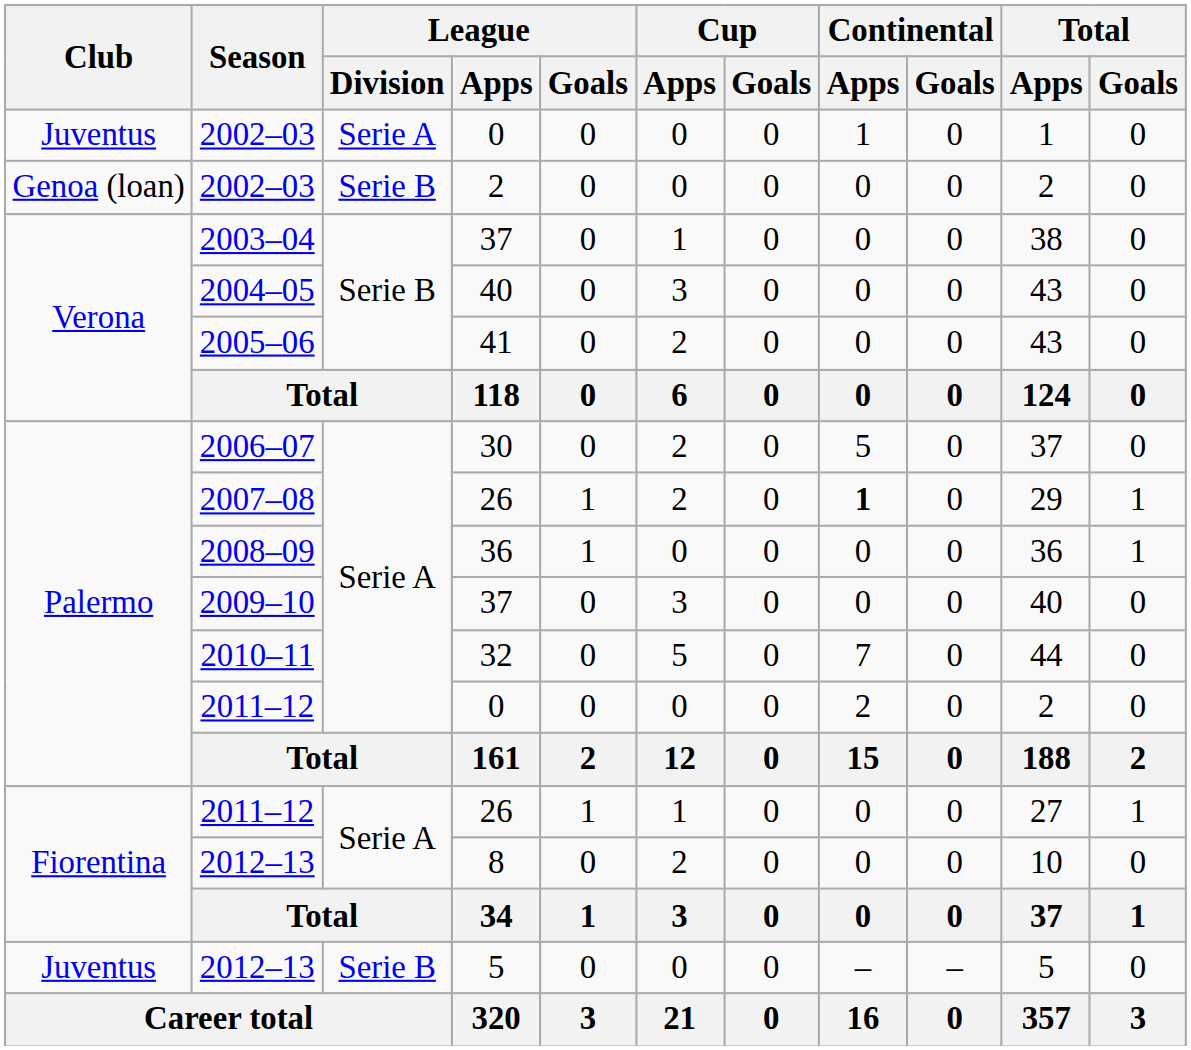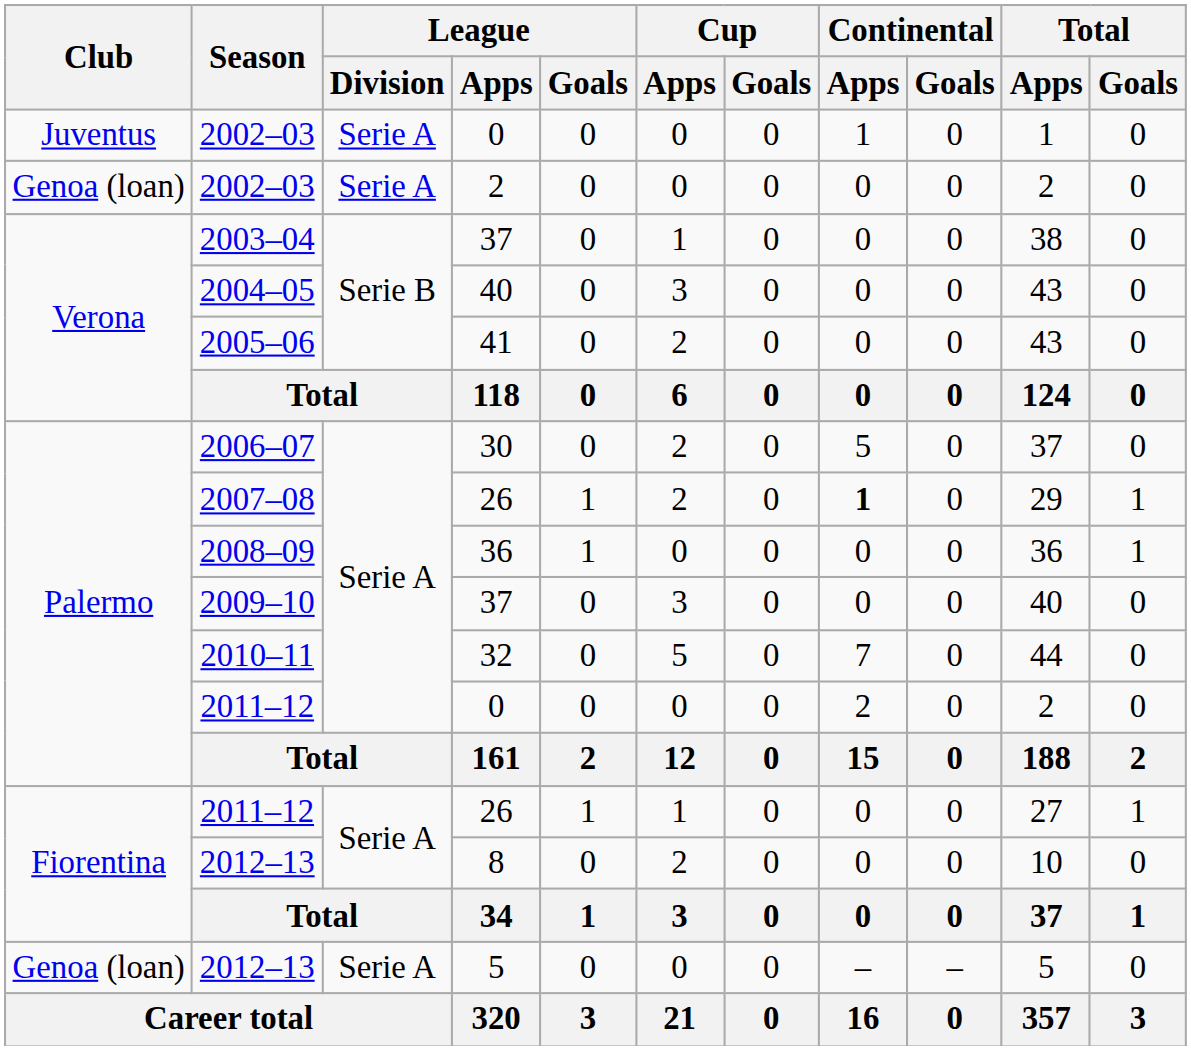(387, 186) Serie B -> (387, 186) Serie A
(99, 966) Juventus -> (99, 966) Genoa (loan)
(387, 966) Serie B -> (387, 966) Serie A
